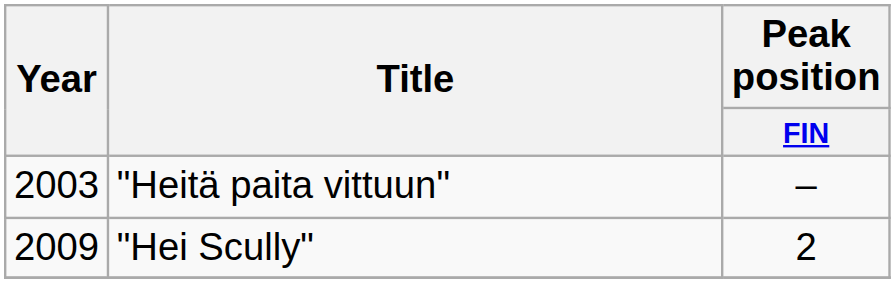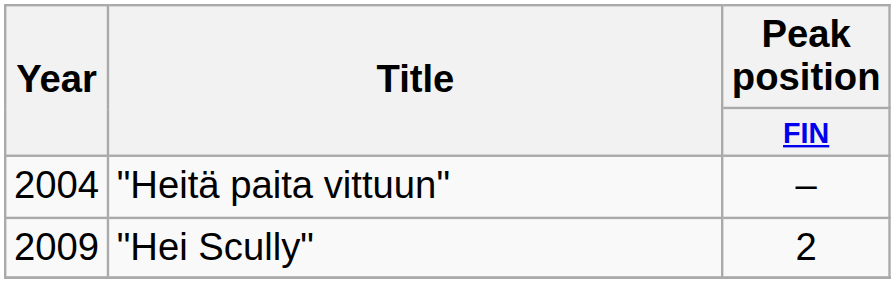(57, 185) 2003 -> (57, 185) 2004
